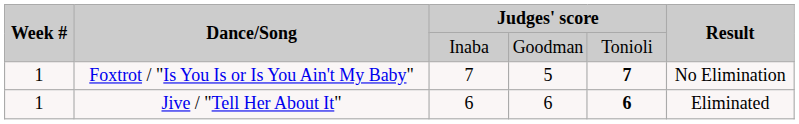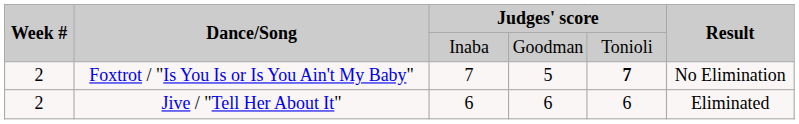(39, 75) 1 -> (39, 75) 2
(39, 103) 1 -> (39, 103) 2
(627, 103) bold -> (627, 103) normal
